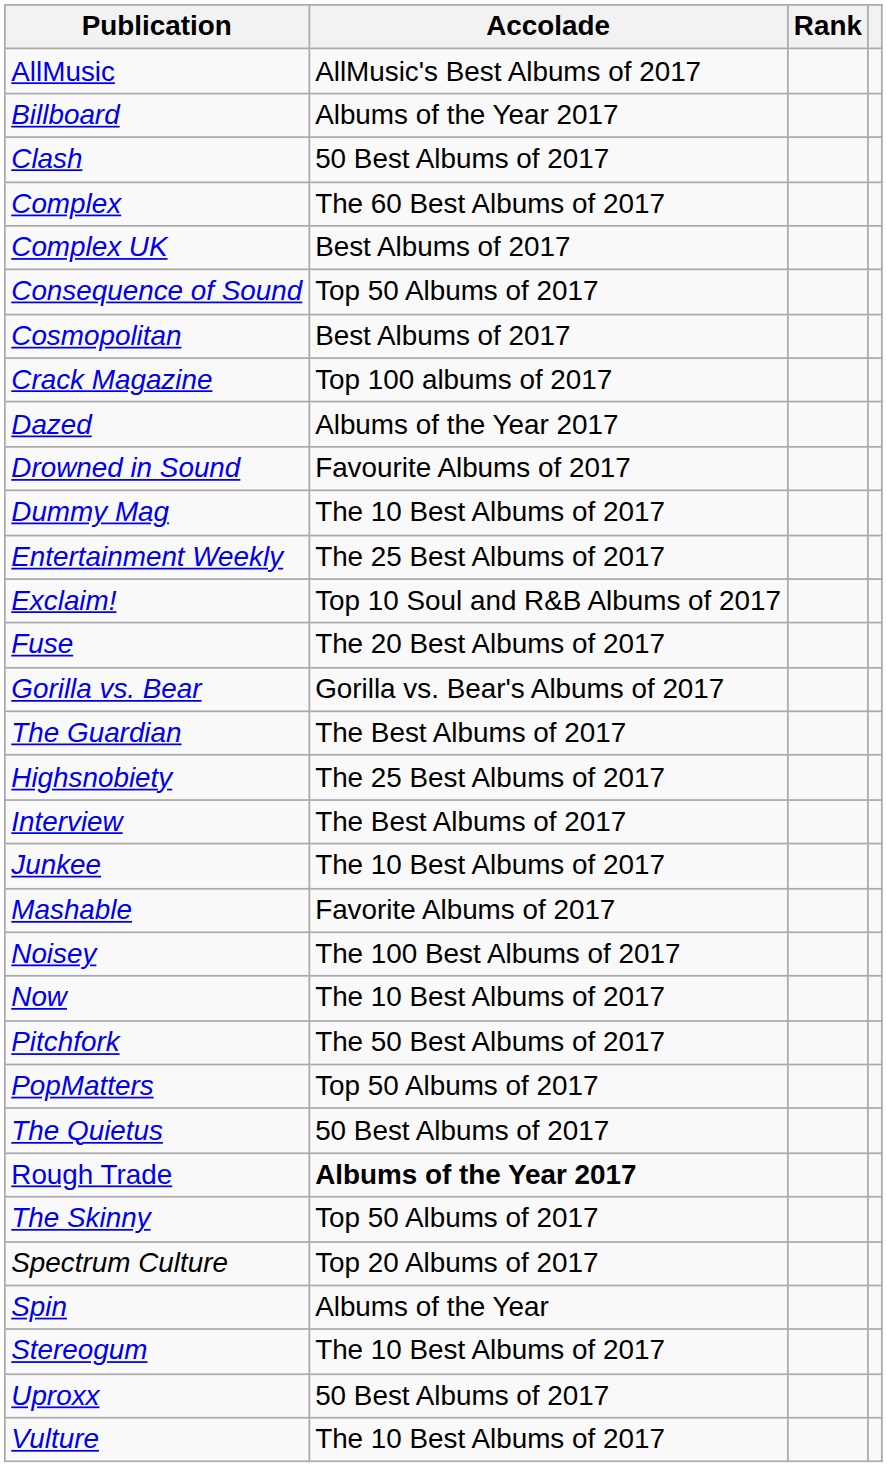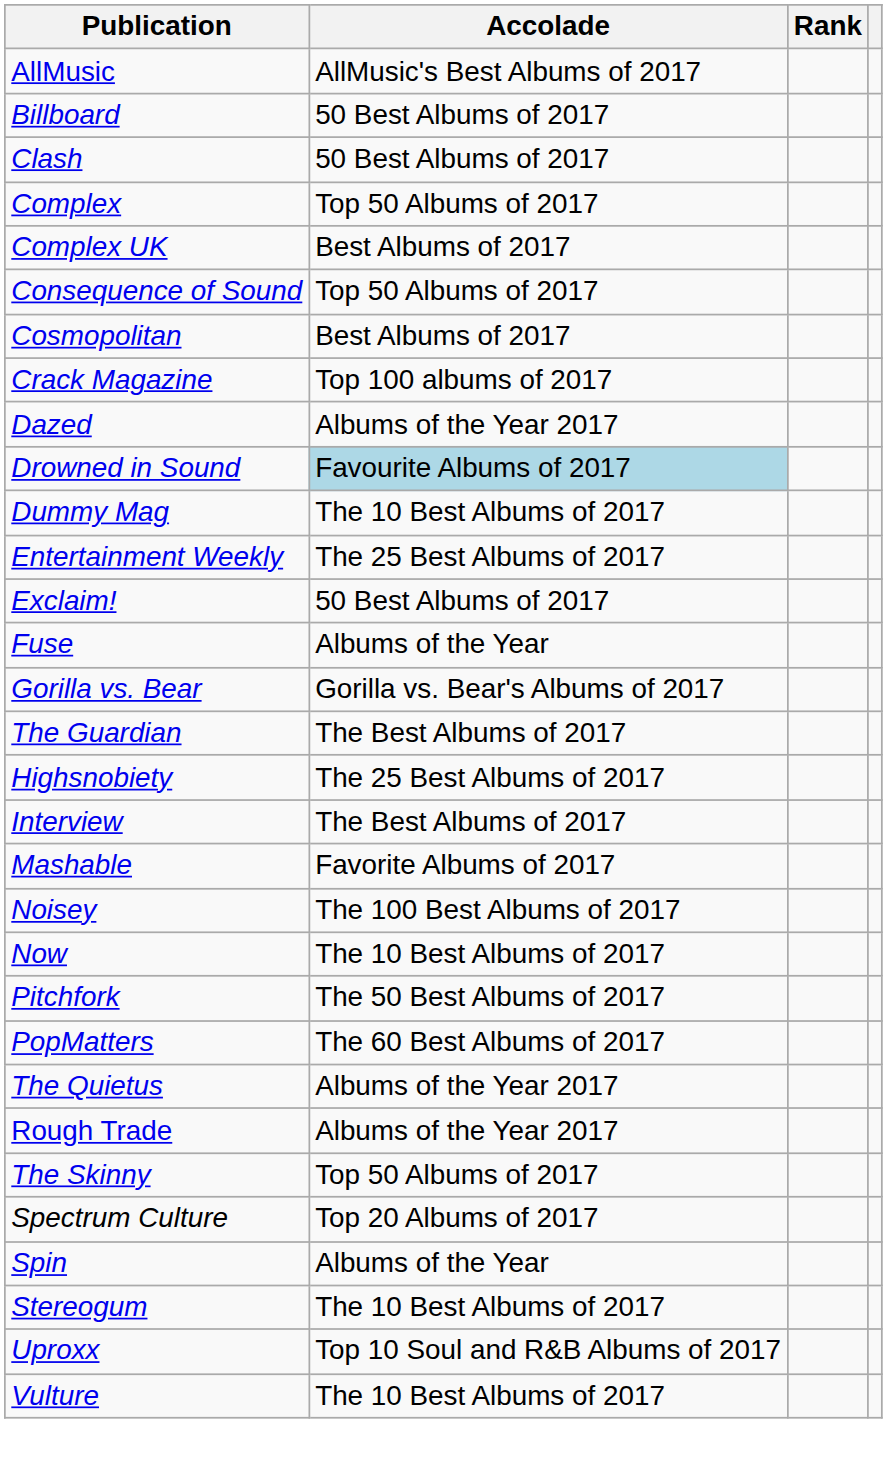(467, 114) Albums of the Year 2017 -> (462, 114) 50 Best Albums of 2017
(490, 203) The 60 Best Albums of 2017 -> (457, 203) Top 50 Albums of 2017
(473, 468) no background -> (473, 468) lightblue background
(548, 600) Top 10 Soul and R&B Albums of 2017 -> (462, 600) 50 Best Albums of 2017
(490, 644) The 20 Best Albums of 2017 -> (432, 644) Albums of the Year
- row: (56, 865)
(457, 1086) Top 50 Albums of 2017 -> (490, 1042) The 60 Best Albums of 2017
(462, 1130) 50 Best Albums of 2017 -> (467, 1086) Albums of the Year 2017
(476, 1174) bold -> (467, 1130) normal
(462, 1395) 50 Best Albums of 2017 -> (548, 1351) Top 10 Soul and R&B Albums of 2017
